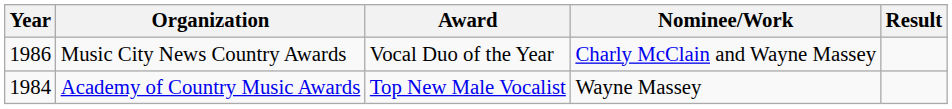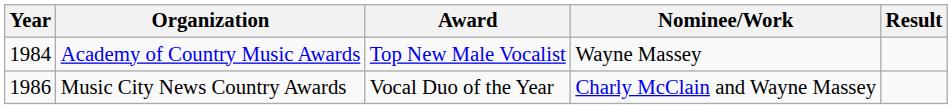rows swapped: (210, 86) <-> (204, 53)
